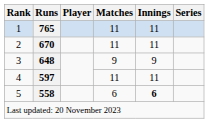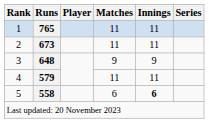(47, 45) 670 -> (47, 45) 673
(47, 77) 597 -> (47, 77) 579
